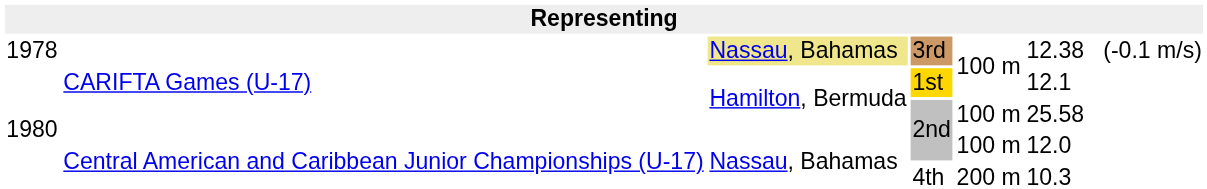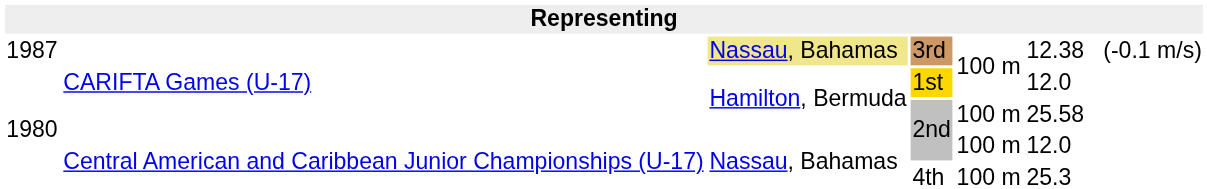(32, 50) 1978 -> (32, 50) 1987
(1049, 82) 12.1 -> (1049, 82) 12.0
(989, 177) 200 m -> (989, 177) 100 m
(1049, 177) 10.3 -> (1049, 177) 25.3
